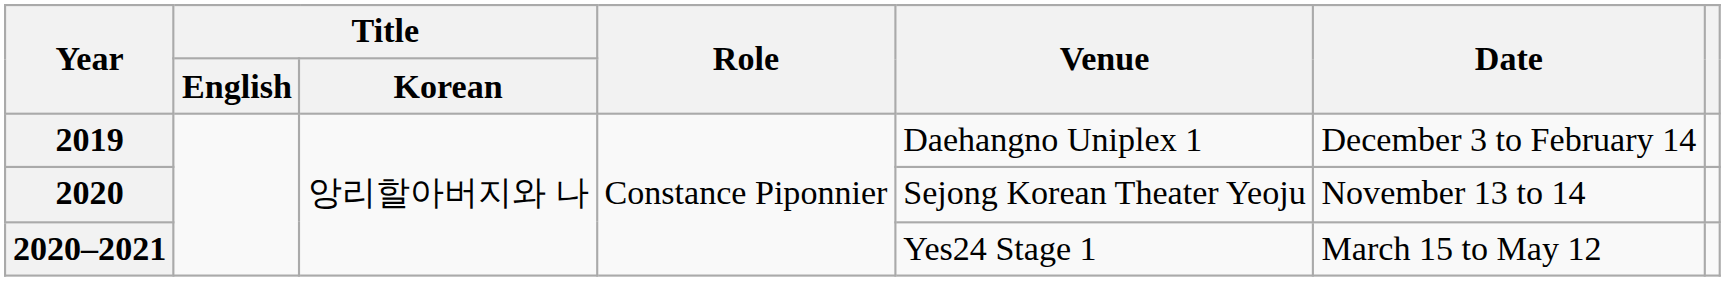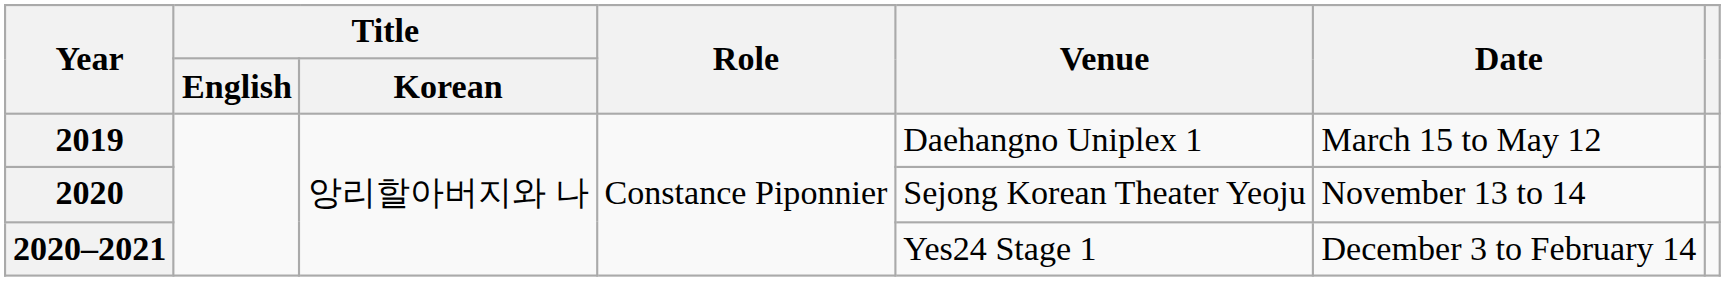(1509, 139) December 3 to February 14 -> (1462, 139) March 15 to May 12
(1462, 247) March 15 to May 12 -> (1509, 247) December 3 to February 14
